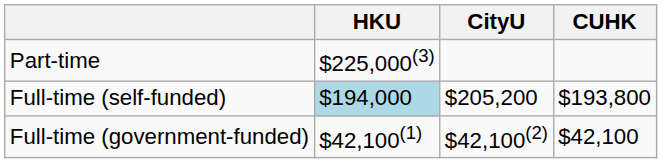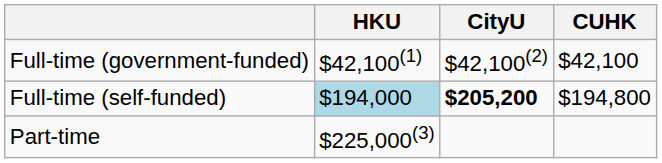rows swapped: (159, 136) <-> (55, 60)
(491, 98) normal -> (491, 98) bold
(605, 98) $193,800 -> (605, 98) $194,800
